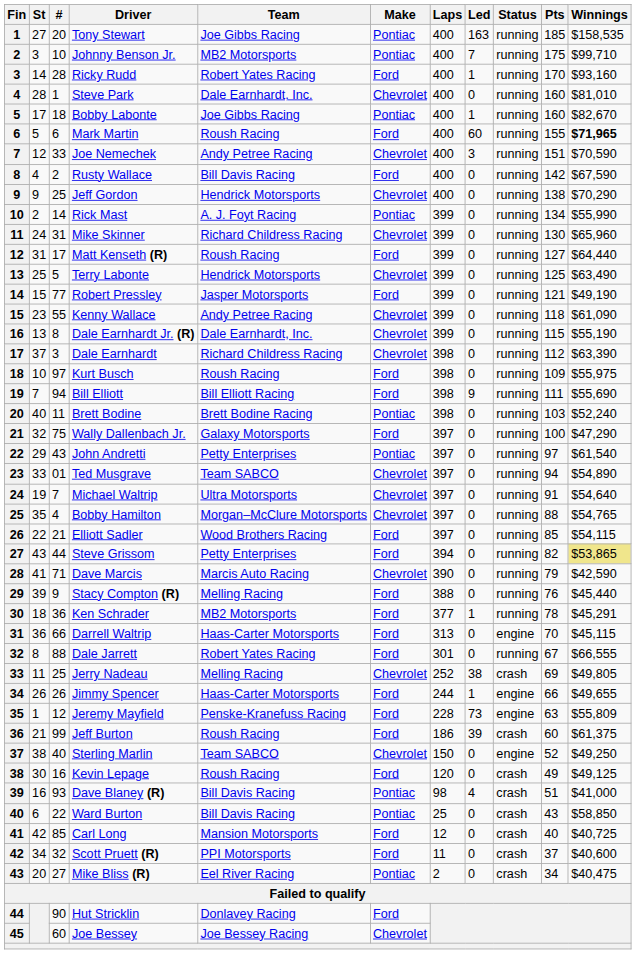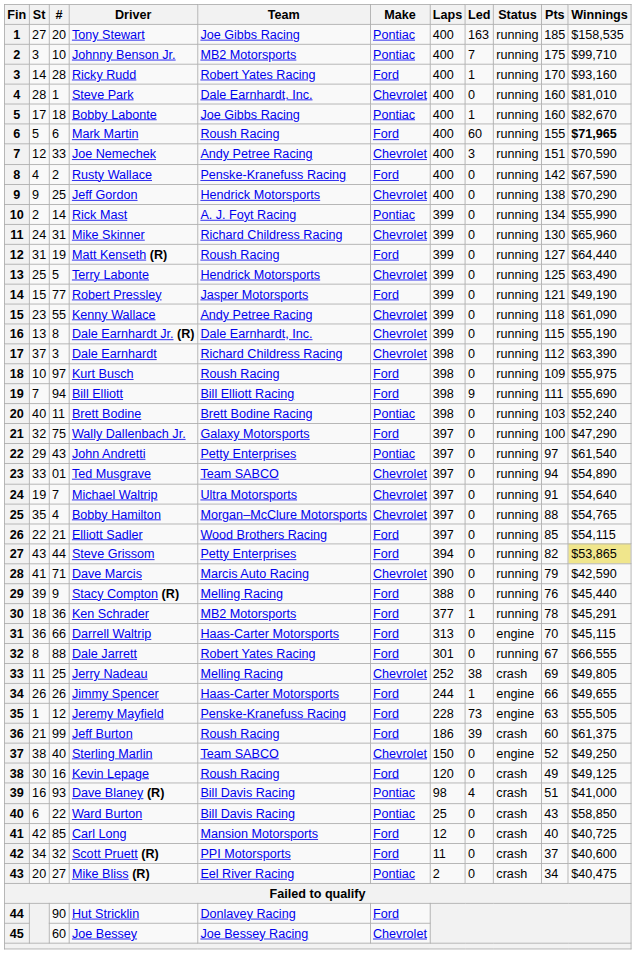(248, 174) Bill Davis Racing -> (273, 174) Penske-Kranefuss Racing
(59, 254) 17 -> (59, 254) 19
(594, 714) $55,809 -> (594, 714) $55,505
